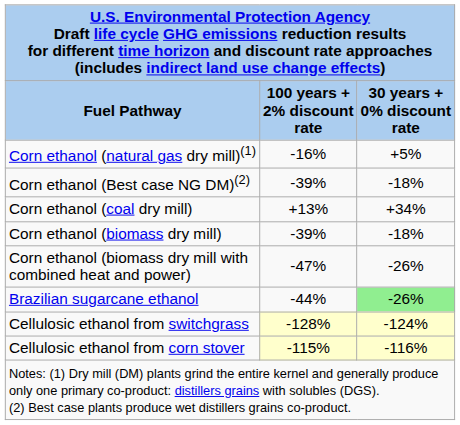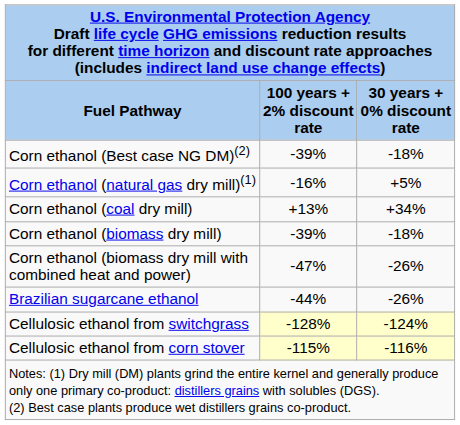rows swapped: (132, 154) <-> (129, 182)
(406, 299) lightgreen background -> (406, 299) no background
